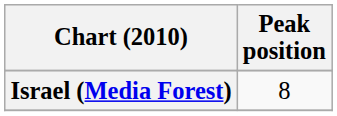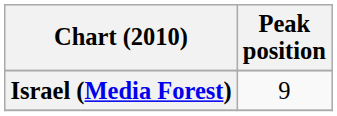(284, 90) 8 -> (284, 90) 9
